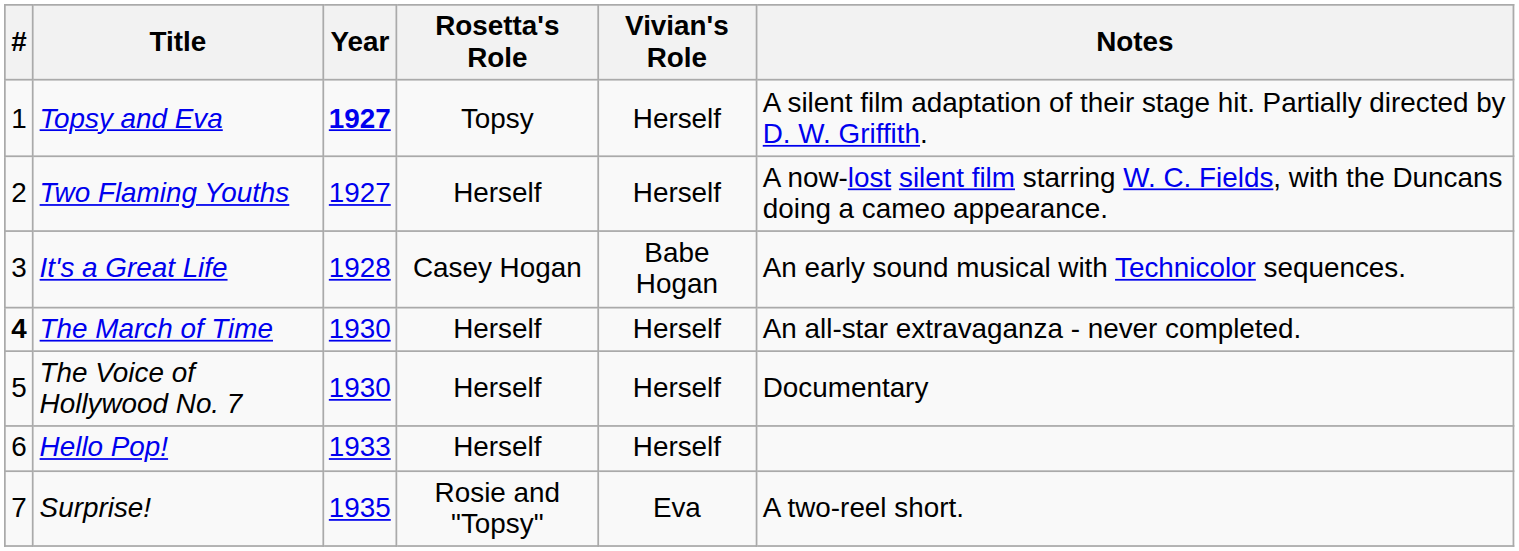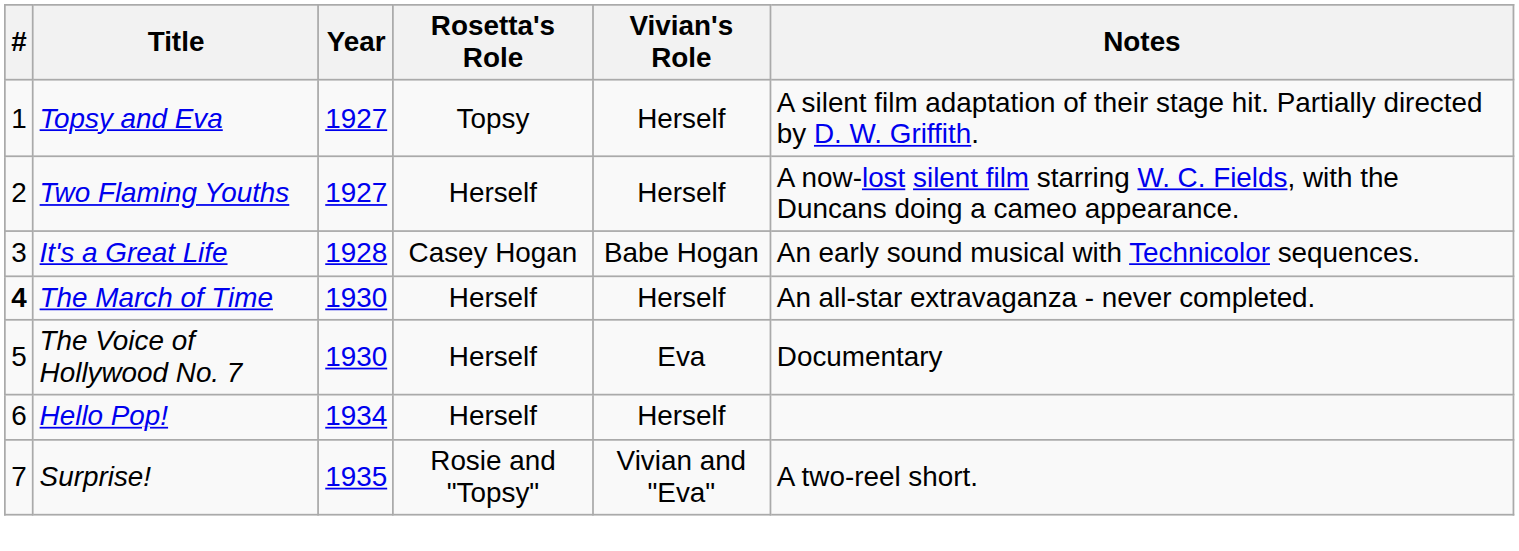(360, 117) bold -> (356, 117) normal
(677, 388) Herself -> (681, 356) Eva
(360, 448) 1933 -> (356, 416) 1934
(677, 507) Eva -> (681, 476) Vivian and "Eva"
